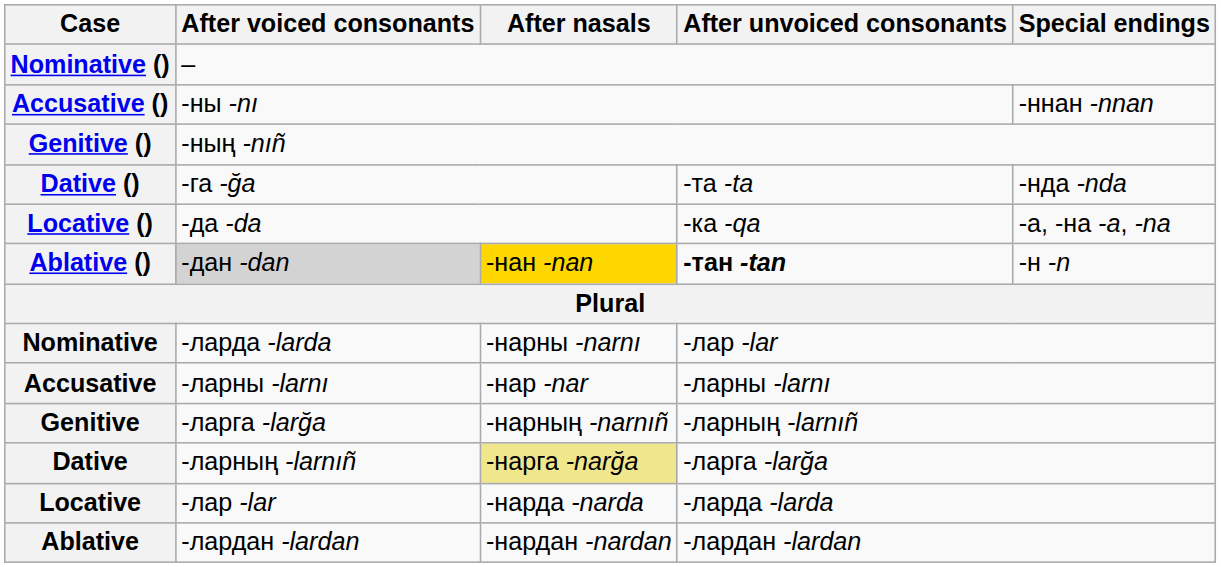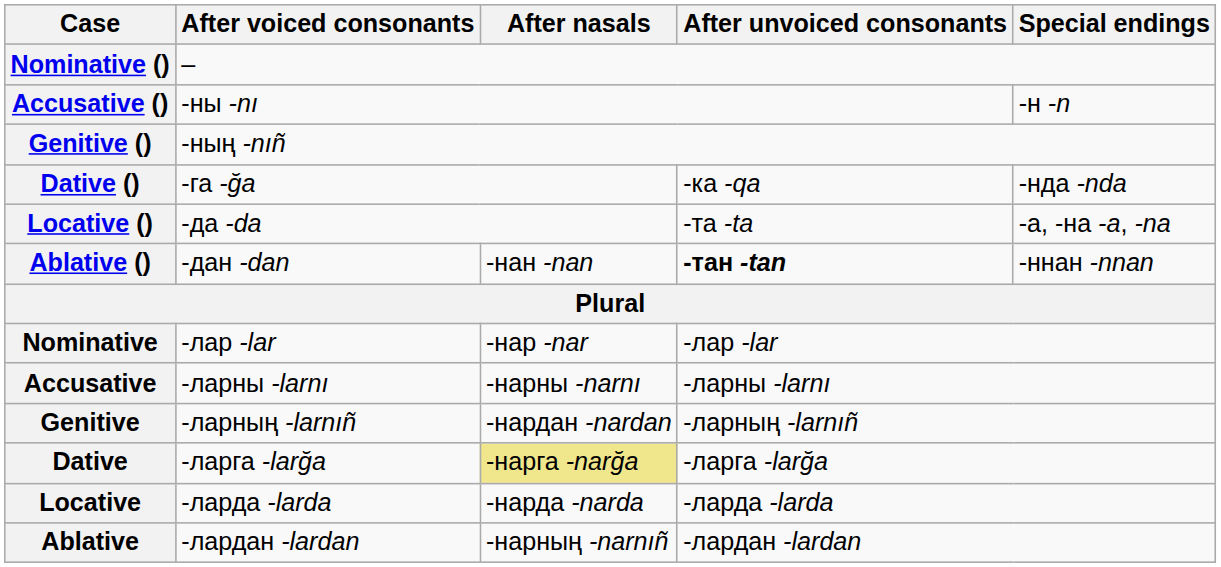(1086, 104) -ннан -nnan -> (1044, 104) -н -n
(718, 183) -та -ta -> (722, 183) -ка -qa
(722, 223) -ка -qa -> (718, 223) -та -ta
(235, 263) lightgrey background -> (235, 263) no background
(540, 263) gold background -> (540, 263) no background
(1044, 263) -н -n -> (1086, 263) -ннан -nnan
(256, 343) -ларда -larda -> (228, 343) -лар -lar
(563, 343) -нарны -narnı -> (537, 343) -нар -nar
(537, 382) -нар -nar -> (563, 382) -нарны -narnı
(254, 422) -ларга -larğa -> (269, 422) -ларның -larnıñ
(577, 422) -нарның -narnıñ -> (579, 422) -нардан -nardan
(269, 462) -ларның -larnıñ -> (254, 462) -ларга -larğa
(228, 502) -лар -lar -> (256, 502) -ларда -larda
(579, 542) -нардан -nardan -> (577, 542) -нарның -narnıñ
